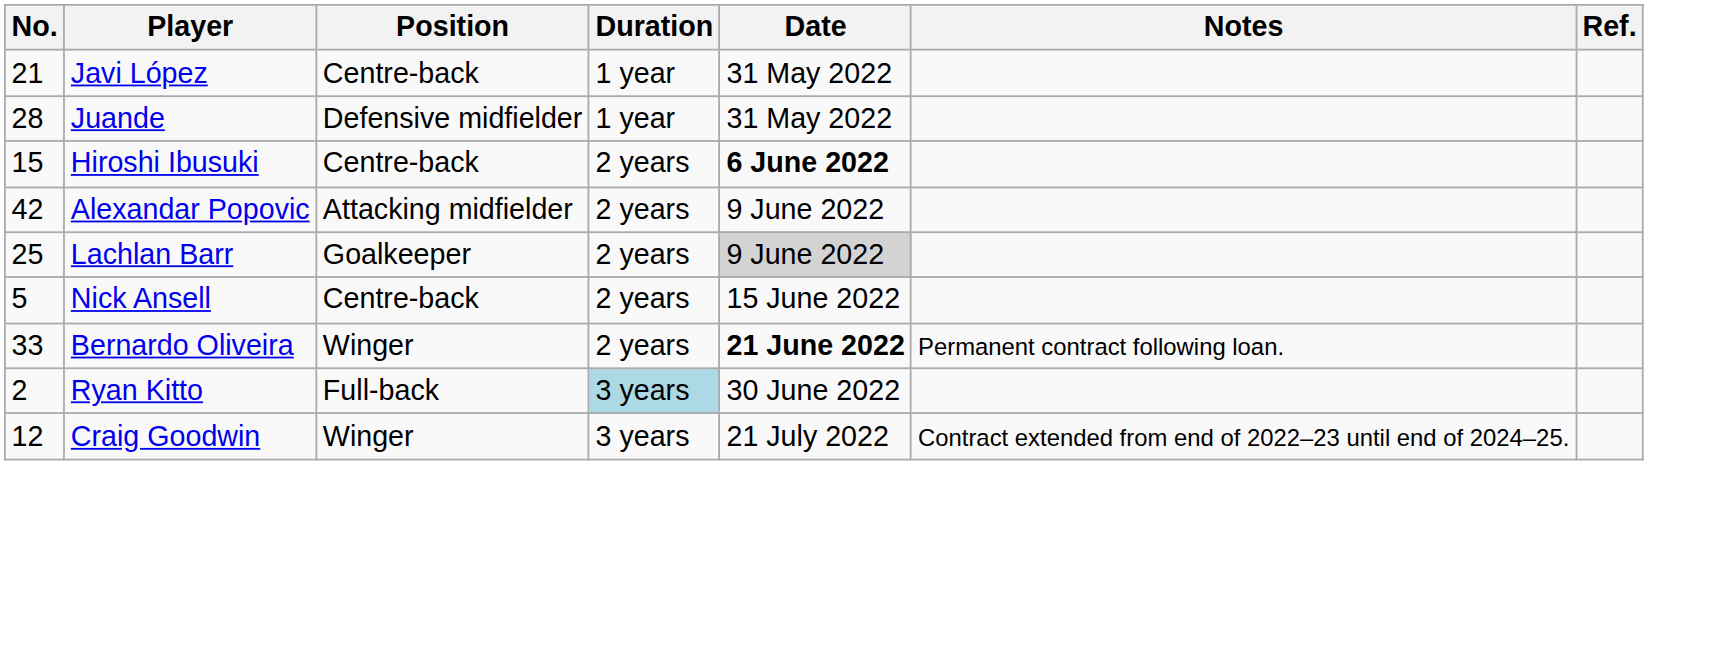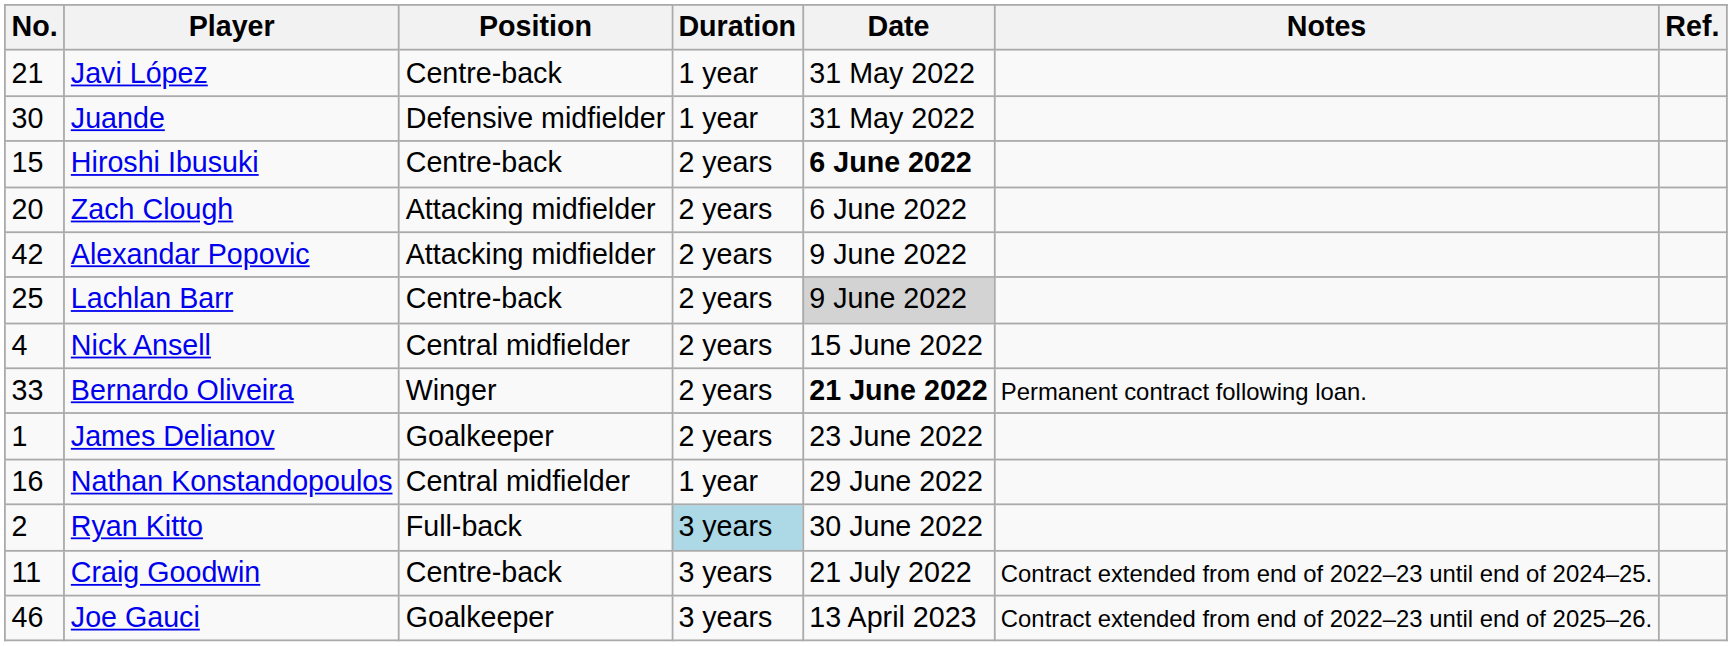(27, 118) 28 -> (27, 118) 30
+ row: (152, 208)
(397, 254) Goalkeeper -> (484, 299) Centre-back
(19, 299) 5 -> (19, 345) 4
(401, 299) Centre-back -> (518, 345) Central midfielder
+ row: (173, 436)
+ row: (232, 481)
(27, 436) 12 -> (26, 572) 11
(368, 436) Winger -> (484, 572) Centre-back
+ row: (135, 617)
